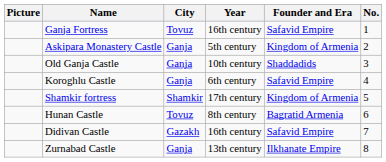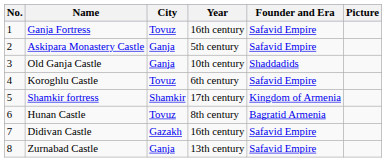columns swapped: (371, 13) <-> (23, 13)
(312, 47) Kingdom of Armenia -> (283, 47) Safavid Empire
(179, 81) Ganja -> (163, 81) Tovuz
(304, 149) Ilkhanate Empire -> (283, 149) Safavid Empire
